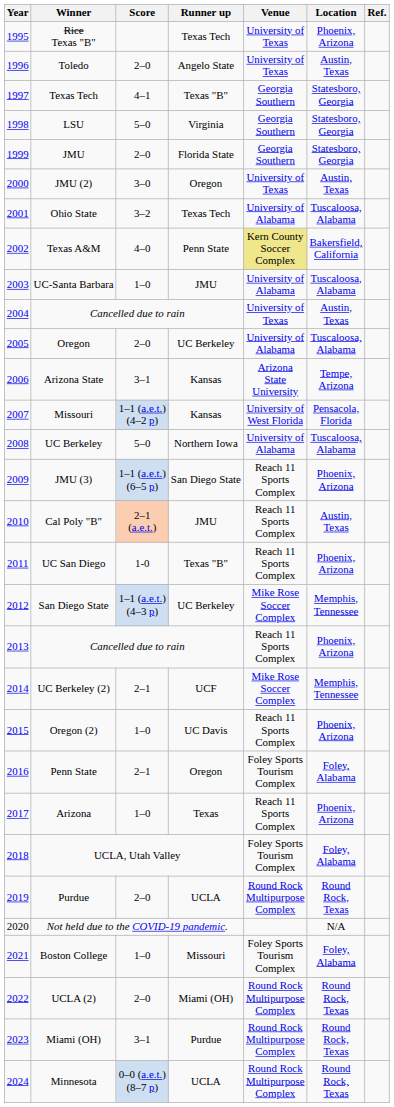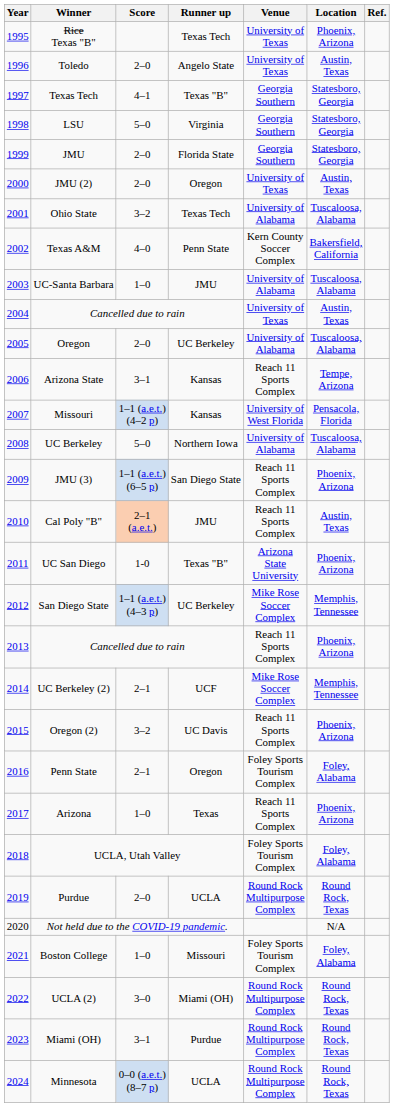(142, 183) 3–0 -> (142, 183) 2–0
(275, 249) khaki background -> (275, 249) no background
(275, 379) Arizona State University -> (275, 379) Reach 11 Sports Complex
(275, 563) Reach 11 Sports Complex -> (275, 563) Arizona State University
(142, 730) 1–0 -> (142, 730) 3–2
(142, 998) 2–0 -> (142, 998) 3–0
